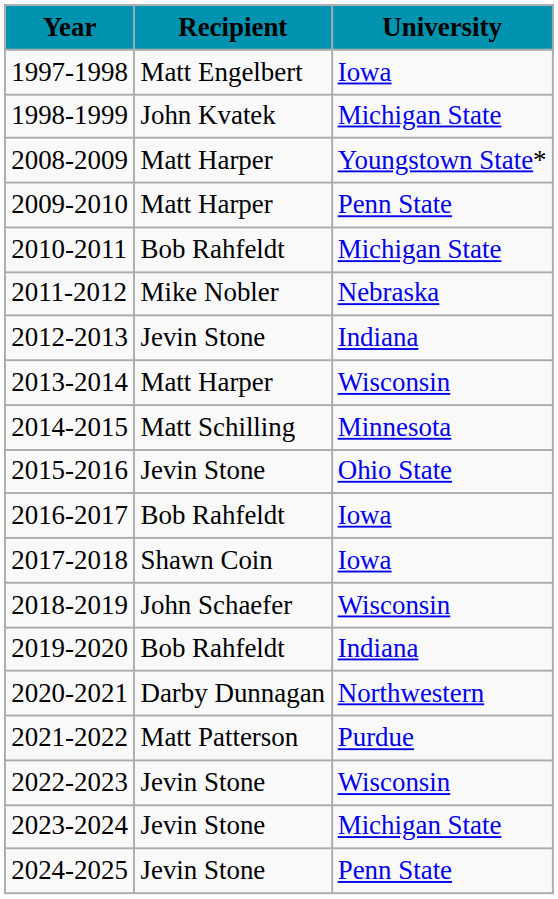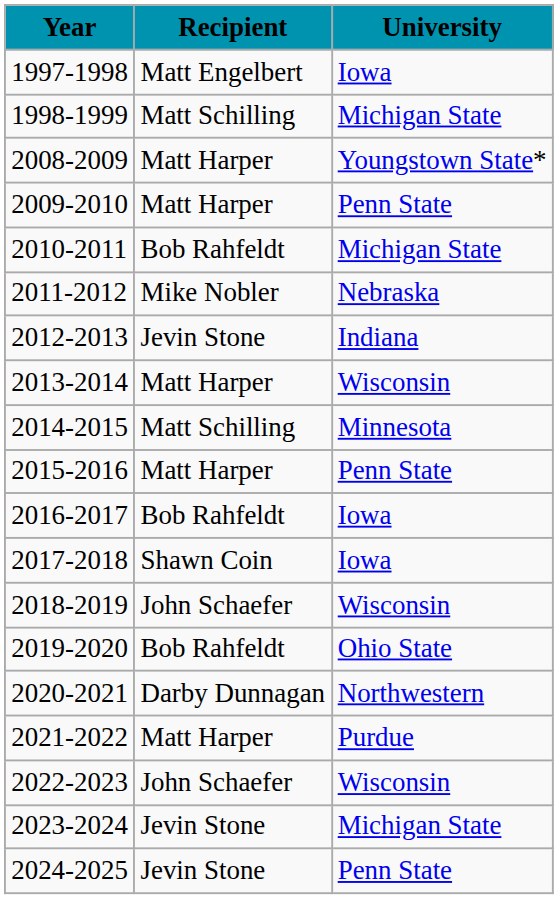(208, 115) John Kvatek -> (218, 115) Matt Schilling
(203, 471) Jevin Stone -> (207, 471) Matt Harper
(395, 471) Ohio State -> (395, 471) Penn State
(378, 648) Indiana -> (395, 648) Ohio State
(219, 737) Matt Patterson -> (207, 737) Matt Harper
(203, 782) Jevin Stone -> (216, 782) John Schaefer
